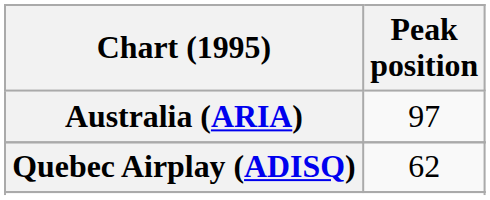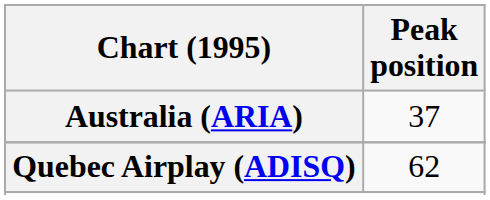(424, 116) 97 -> (424, 116) 37
